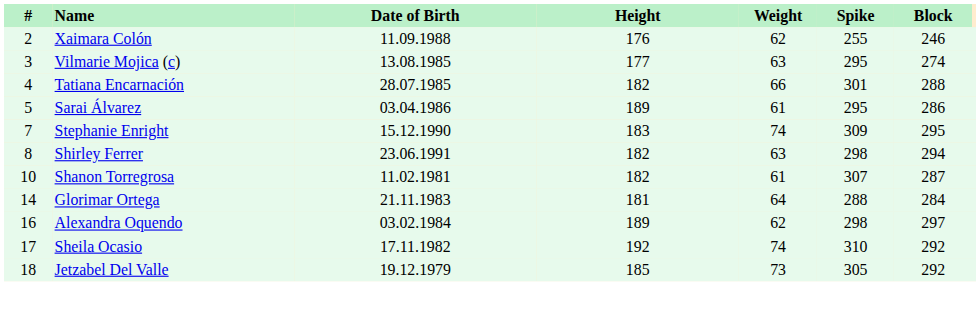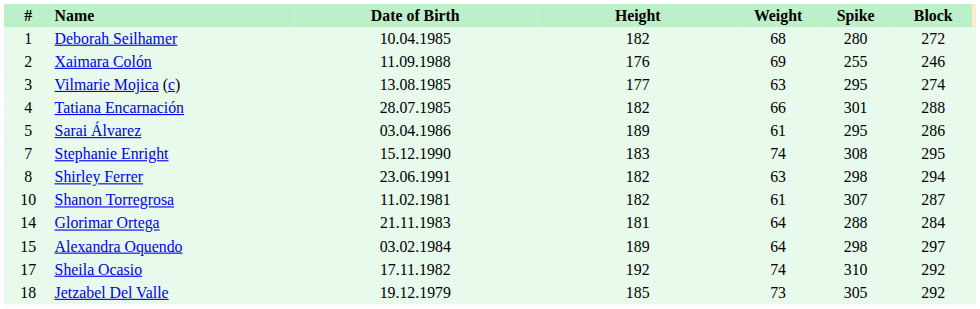+ row: (116, 38)
(778, 38) 62 -> (778, 61) 69
(856, 131) 309 -> (856, 154) 308
(28, 223) 16 -> (28, 246) 15
(778, 223) 62 -> (778, 246) 64
